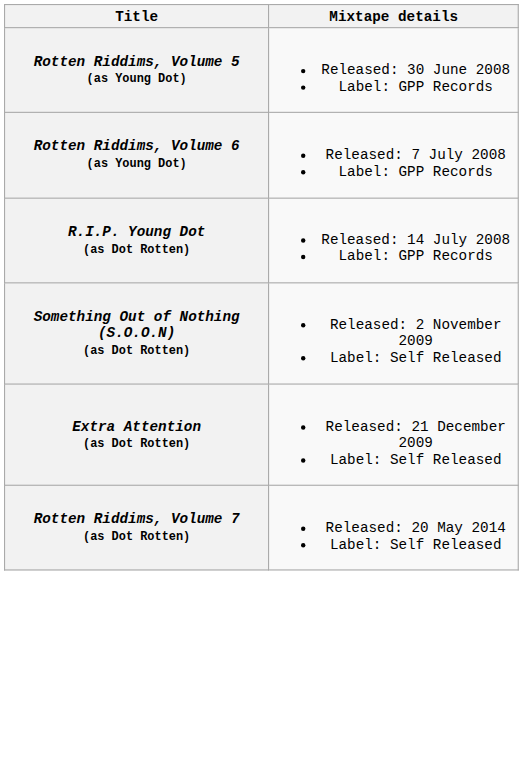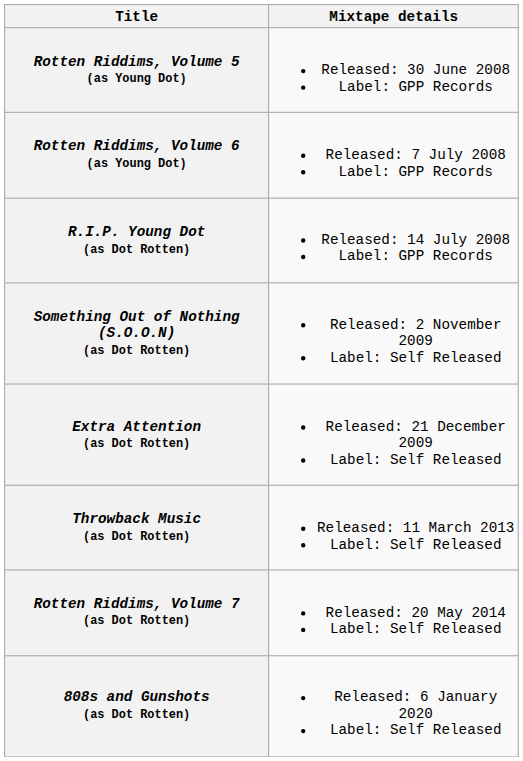+ row: (137, 527)
+ row: (137, 705)
